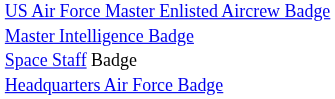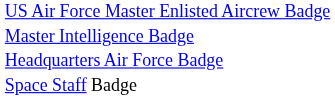rows swapped: (71, 60) <-> (114, 85)
